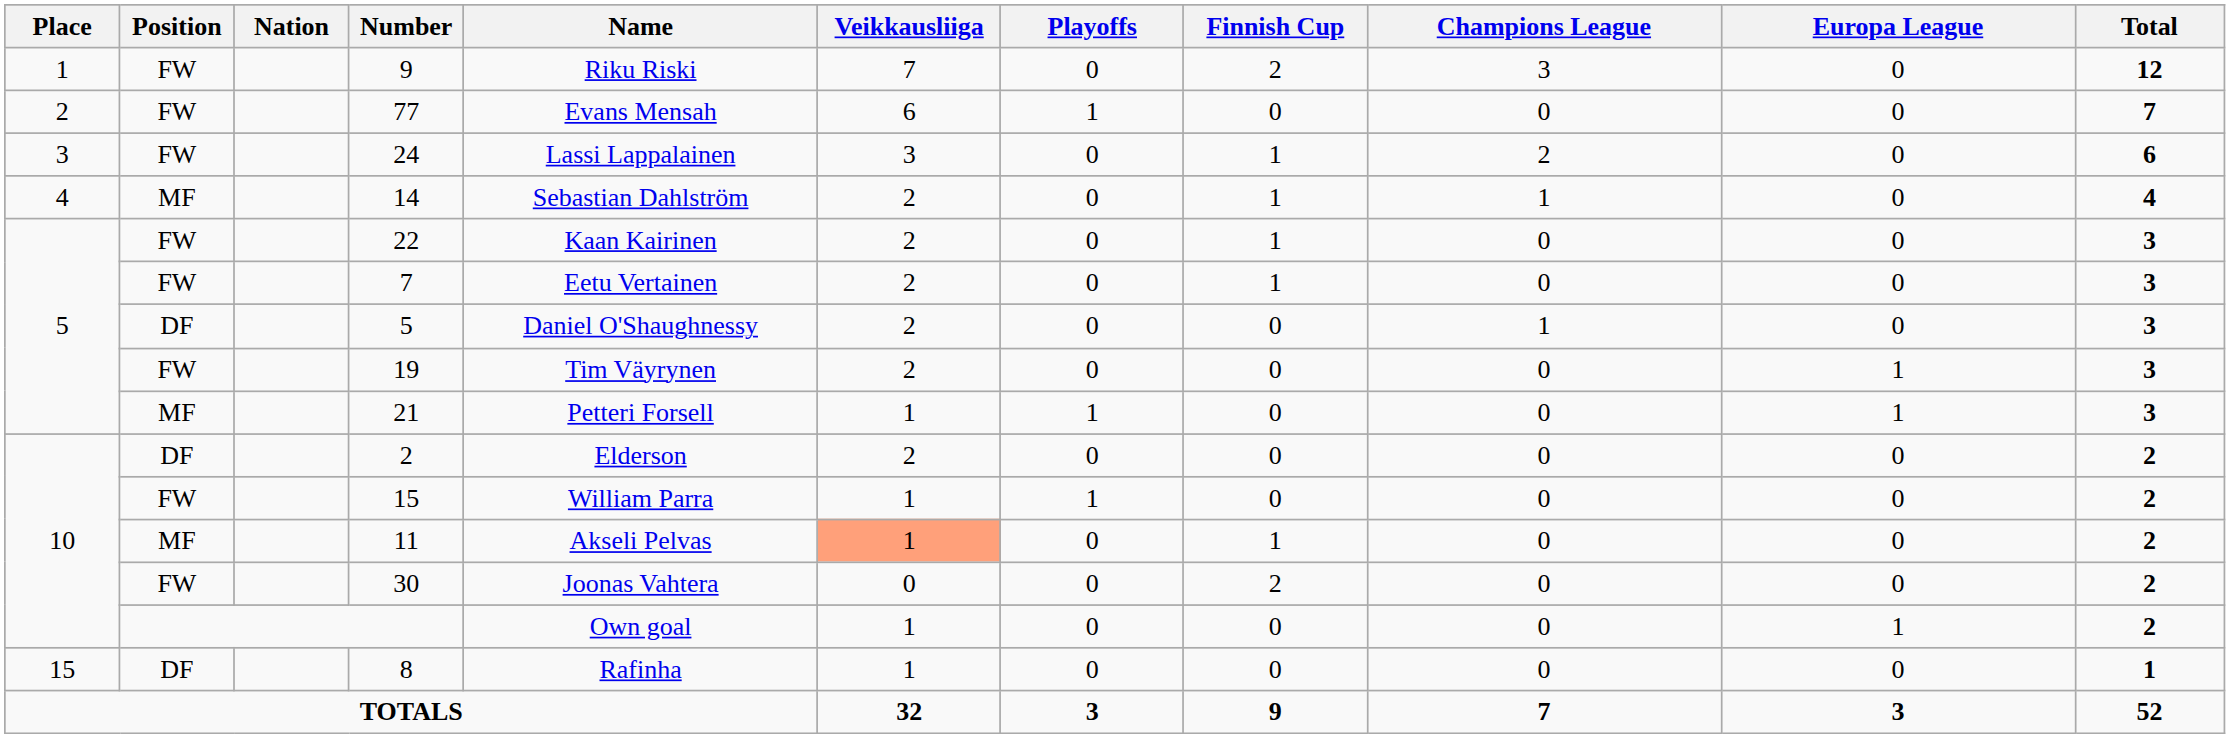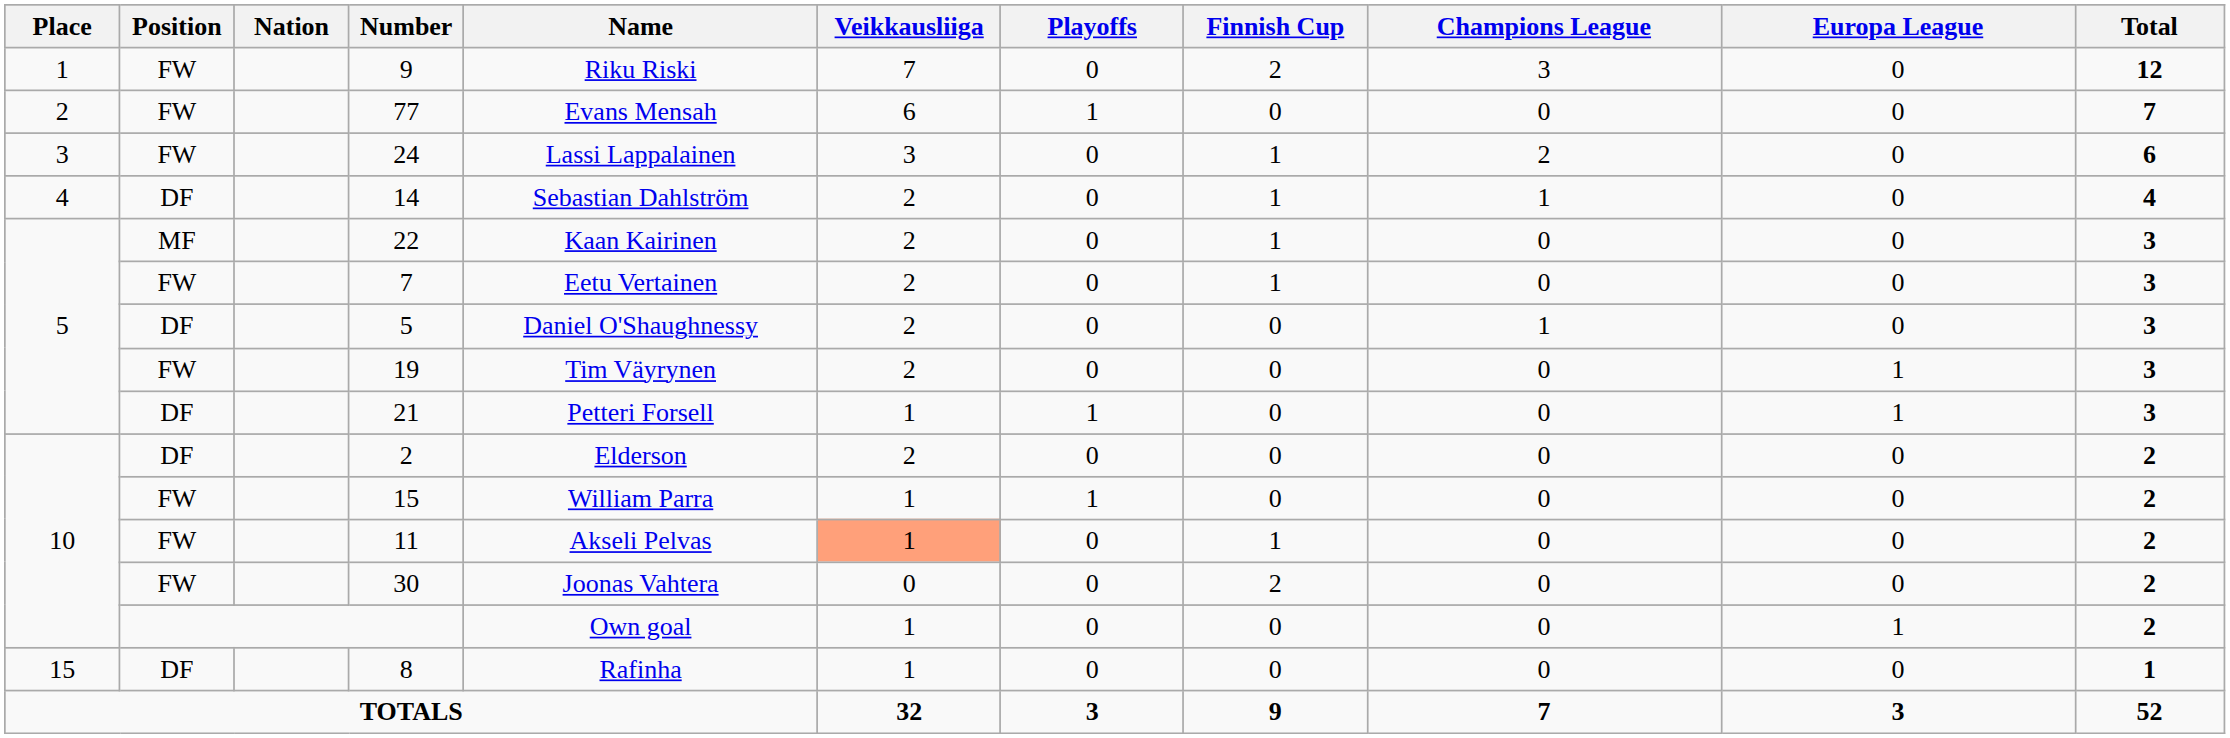(177, 197) MF -> (177, 197) DF
(177, 240) FW -> (177, 240) MF
(177, 411) MF -> (177, 411) DF
(177, 540) MF -> (177, 540) FW
